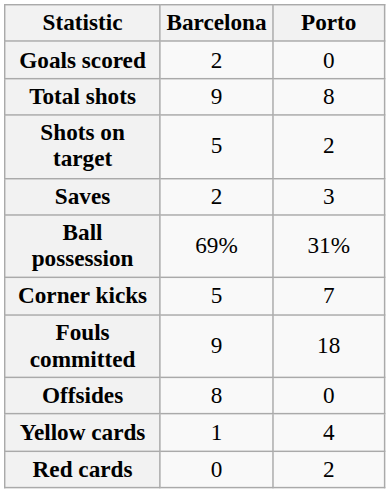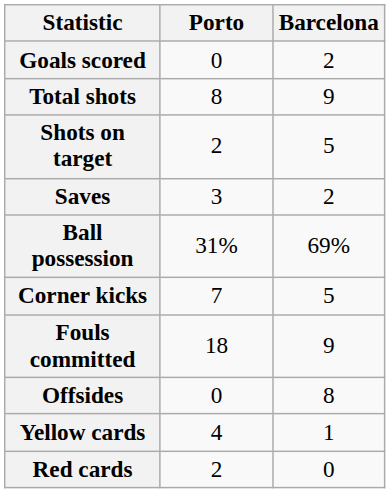columns swapped: (217, 22) <-> (329, 22)
